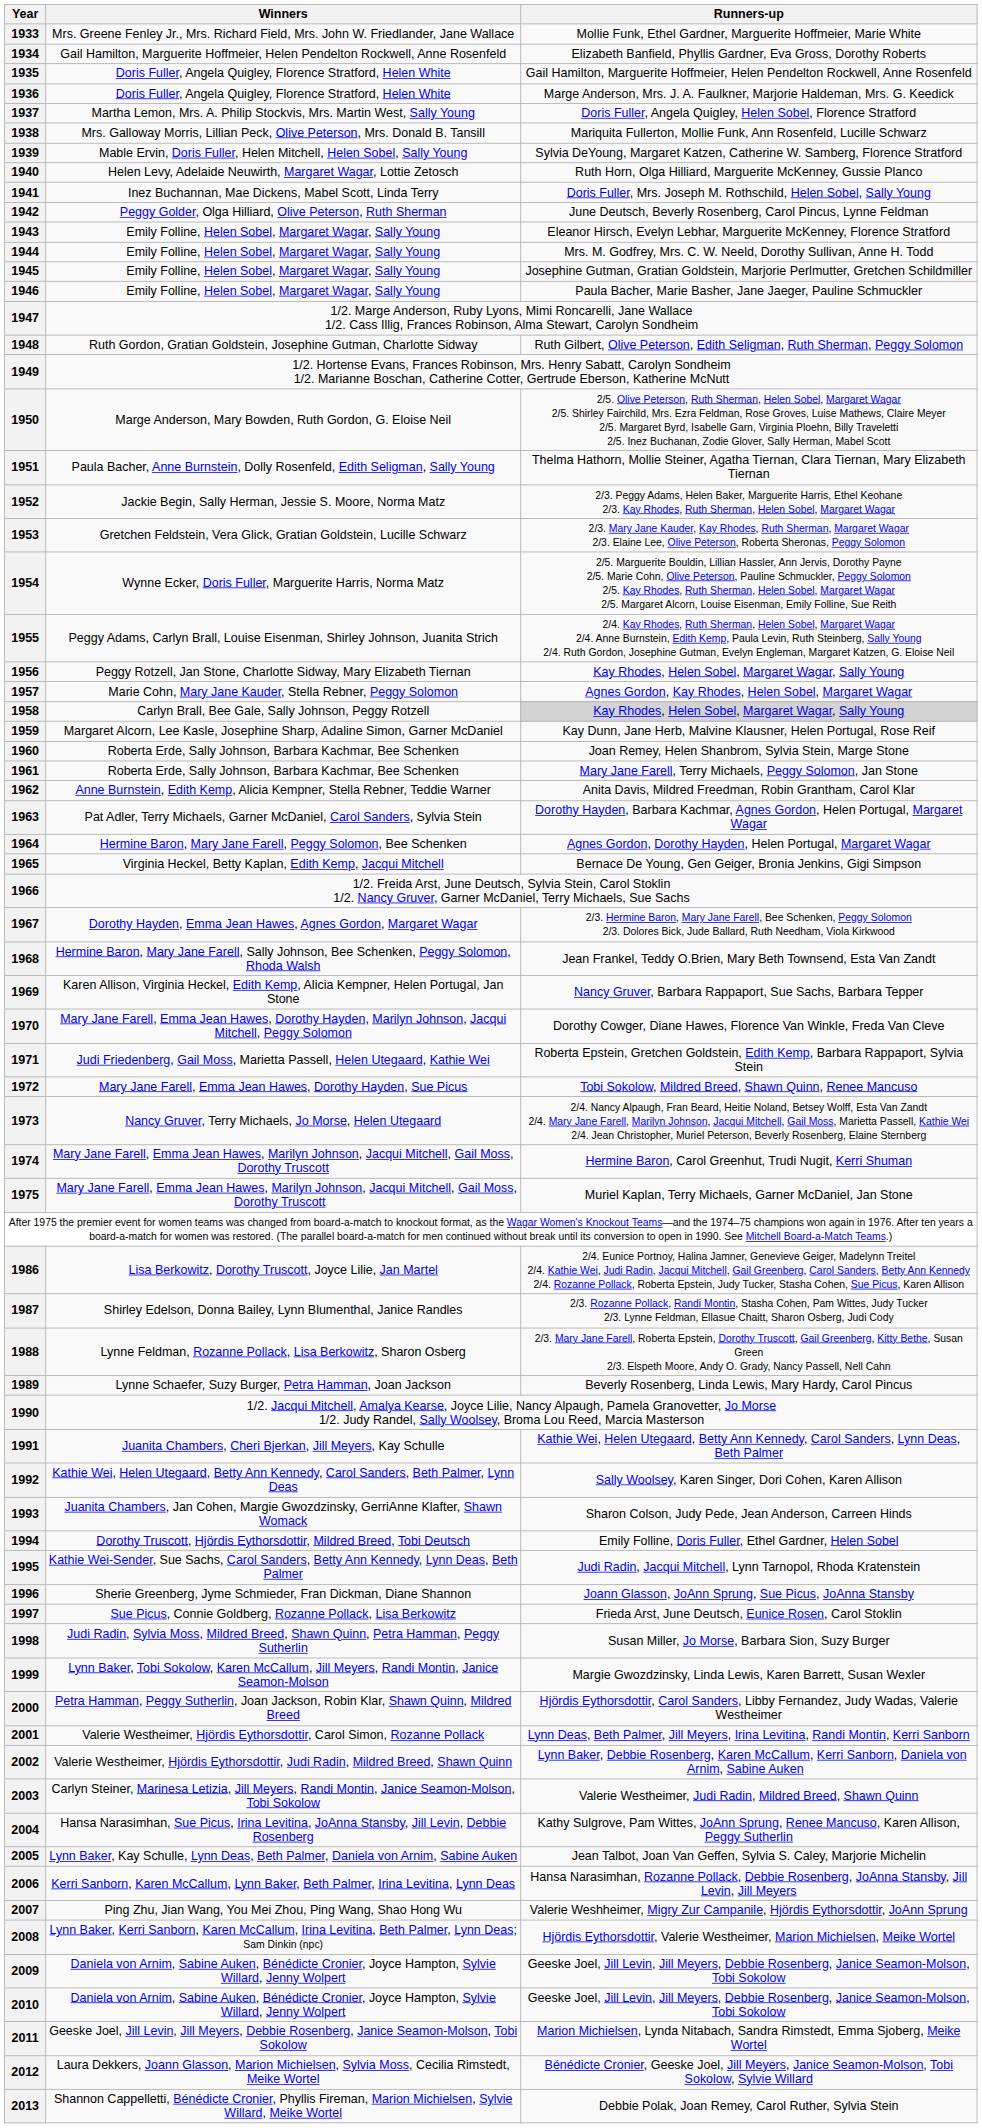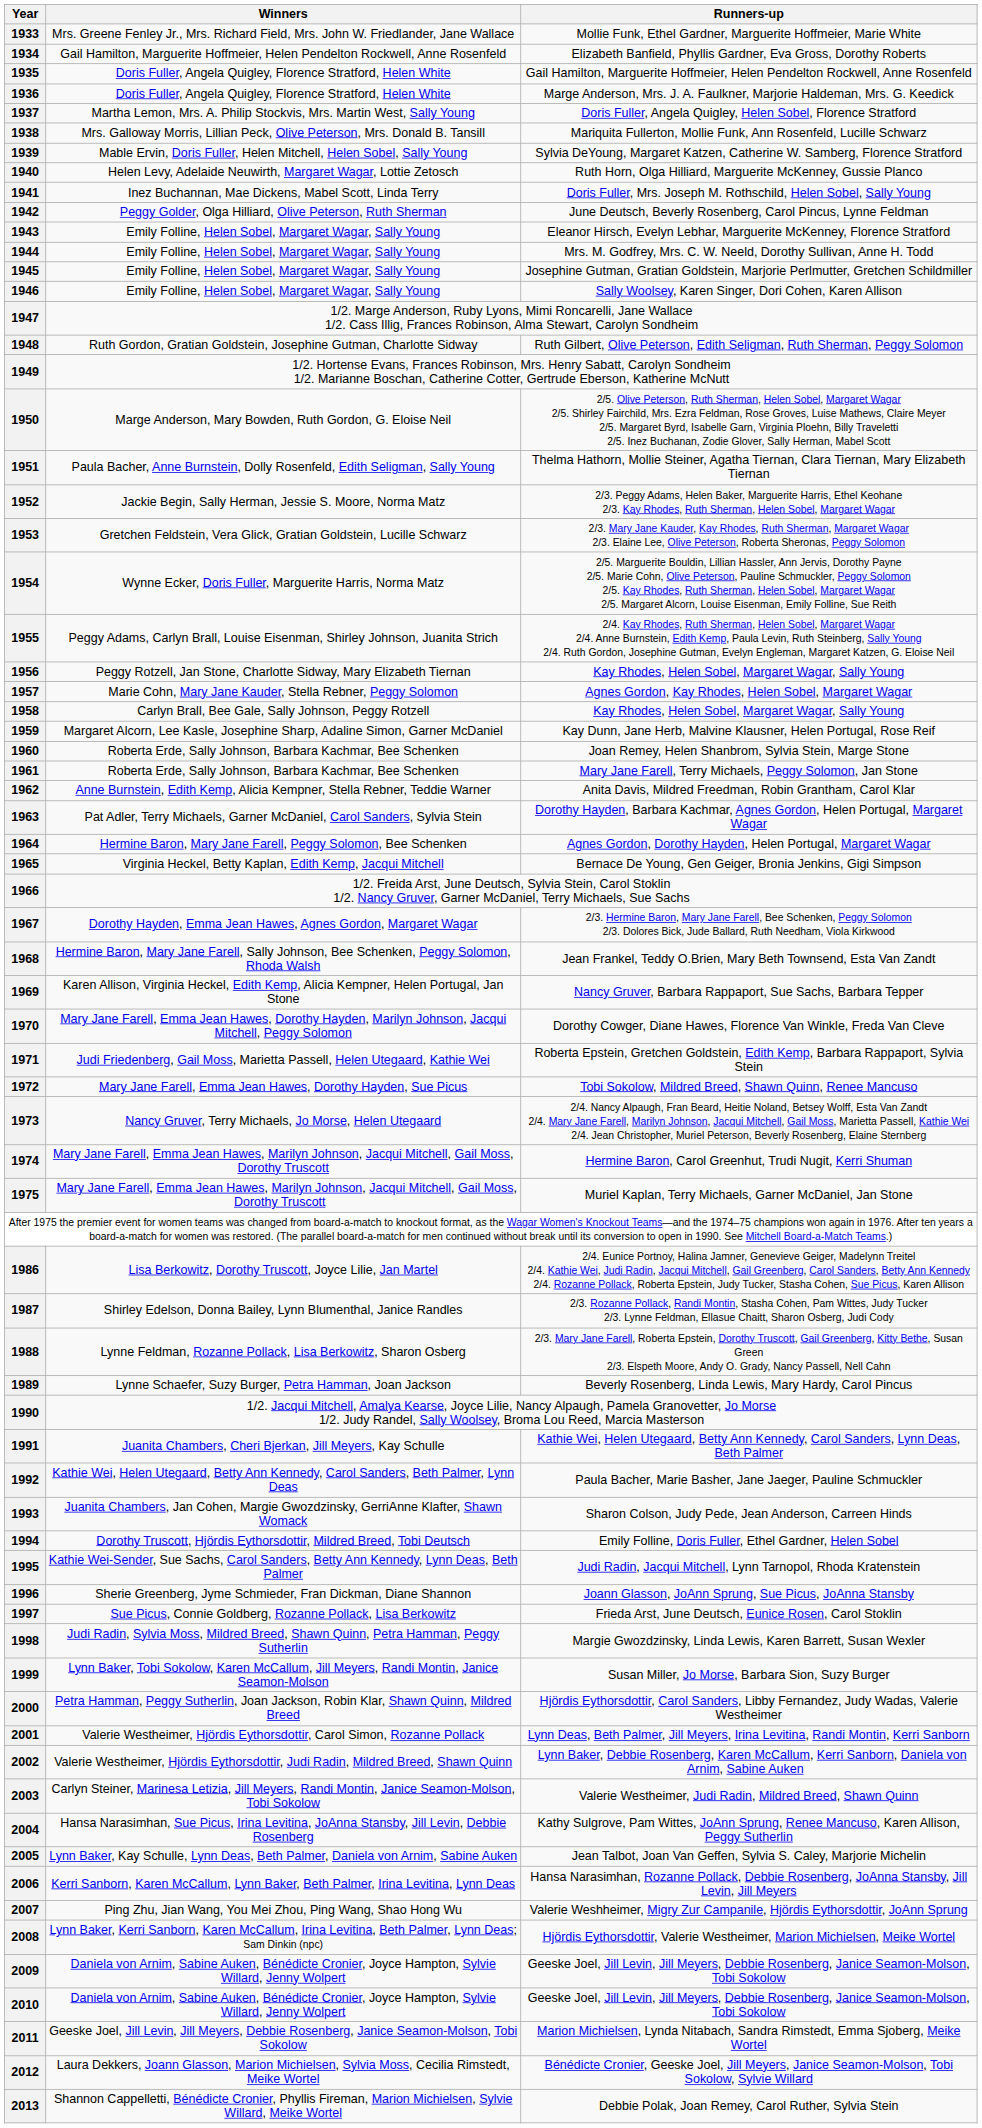(749, 291) Paula Bacher, Marie Basher, Jane Jaeger, Pauline Schmuckler -> (749, 291) Sally Woolsey, Karen Singer, Dori Cohen, Karen Allison
(749, 711) lightgrey background -> (749, 711) no background
(749, 1480) Sally Woolsey, Karen Singer, Dori Cohen, Karen Allison -> (749, 1480) Paula Bacher, Marie Basher, Jane Jaeger, Pauline Schmuckler
(749, 1640) Susan Miller, Jo Morse, Barbara Sion, Suzy Burger -> (749, 1640) Margie Gwozdzinsky, Linda Lewis, Karen Barrett, Susan Wexler
(749, 1674) Margie Gwozdzinsky, Linda Lewis, Karen Barrett, Susan Wexler -> (749, 1674) Susan Miller, Jo Morse, Barbara Sion, Suzy Burger
